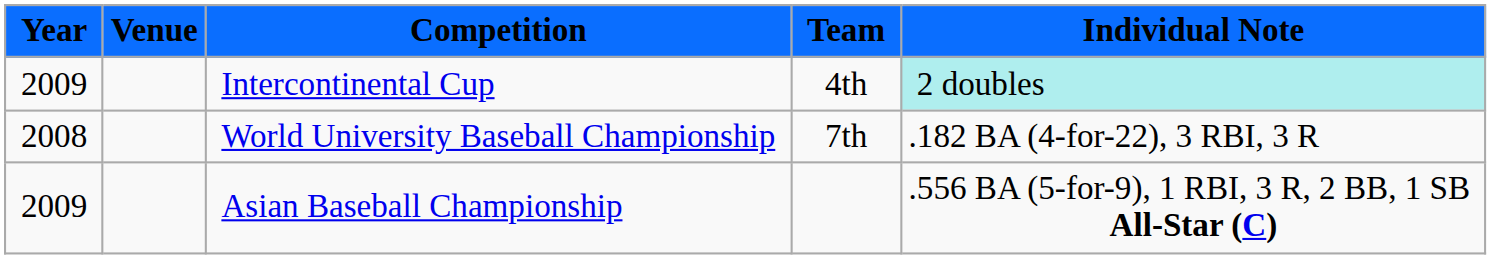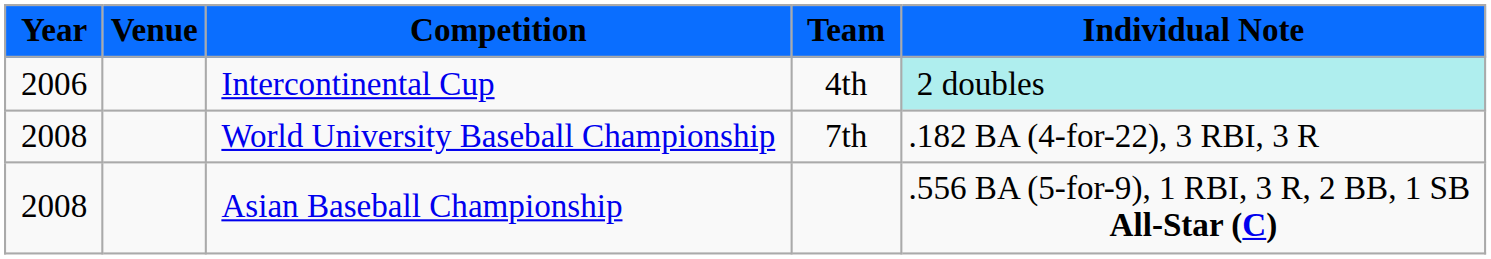(50, 83) 2009 -> (50, 83) 2006
(50, 206) 2009 -> (50, 206) 2008
